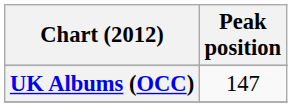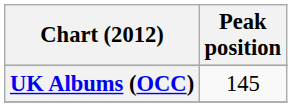(243, 83) 147 -> (243, 83) 145
